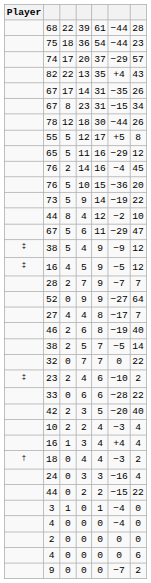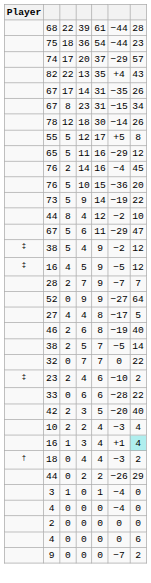(119, 122) −44 -> (119, 122) −14
(119, 249) −9 -> (119, 249) −2
(138, 315) 7 -> (138, 315) 5
(119, 443) +4 -> (119, 443) +1
(138, 443) no background -> (138, 443) paleturquoise background
- row: (52, 477)
(119, 492) −15 -> (119, 477) −26
(138, 492) 22 -> (138, 477) 29
